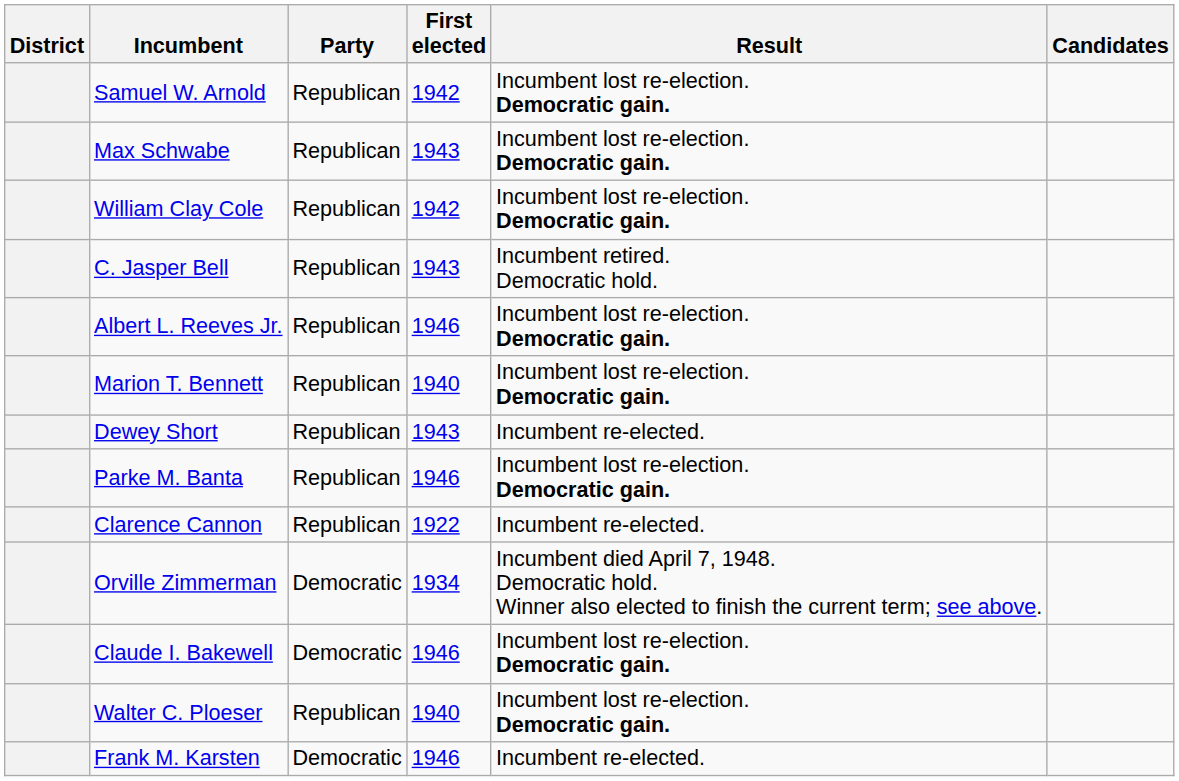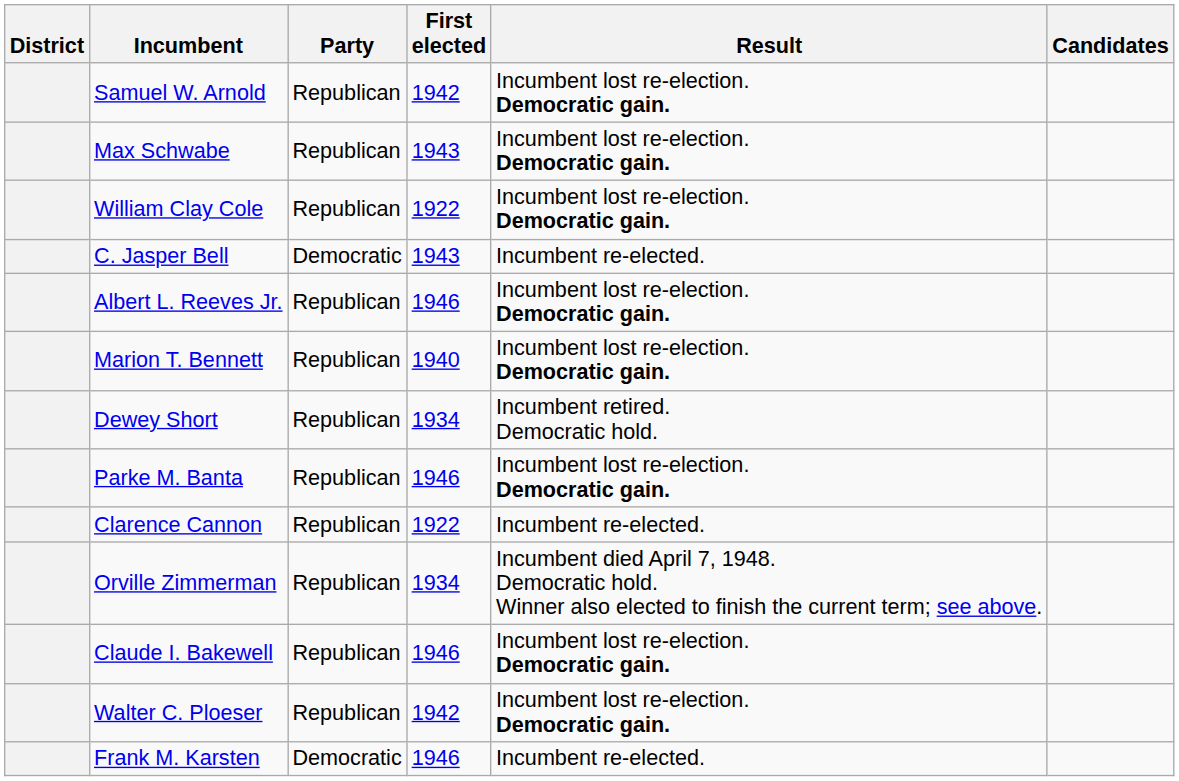(436, 209) 1942 -> (436, 209) 1922
(347, 268) Republican -> (347, 255) Democratic
(583, 268) Incumbent retired. Democratic hold. -> (601, 255) Incumbent re-elected.
(436, 431) 1943 -> (436, 419) 1934
(601, 431) Incumbent re-elected. -> (583, 419) Incumbent retired. Democratic hold.
(347, 582) Democratic -> (347, 582) Republican
(347, 653) Democratic -> (347, 653) Republican
(436, 712) 1940 -> (436, 712) 1942
